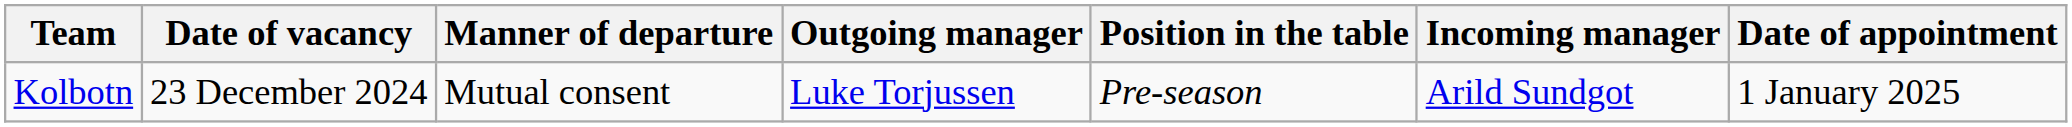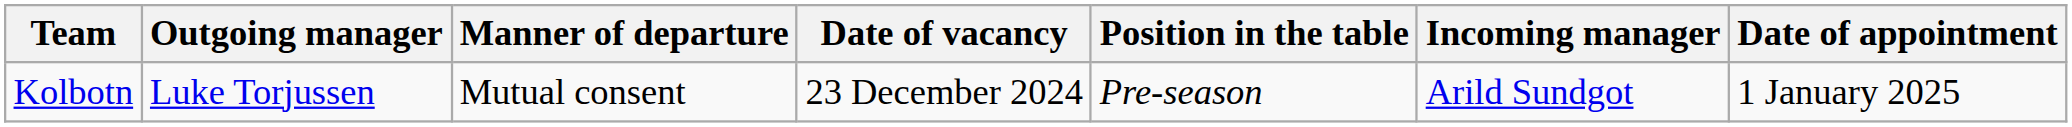columns swapped: (937, 33) <-> (289, 33)
